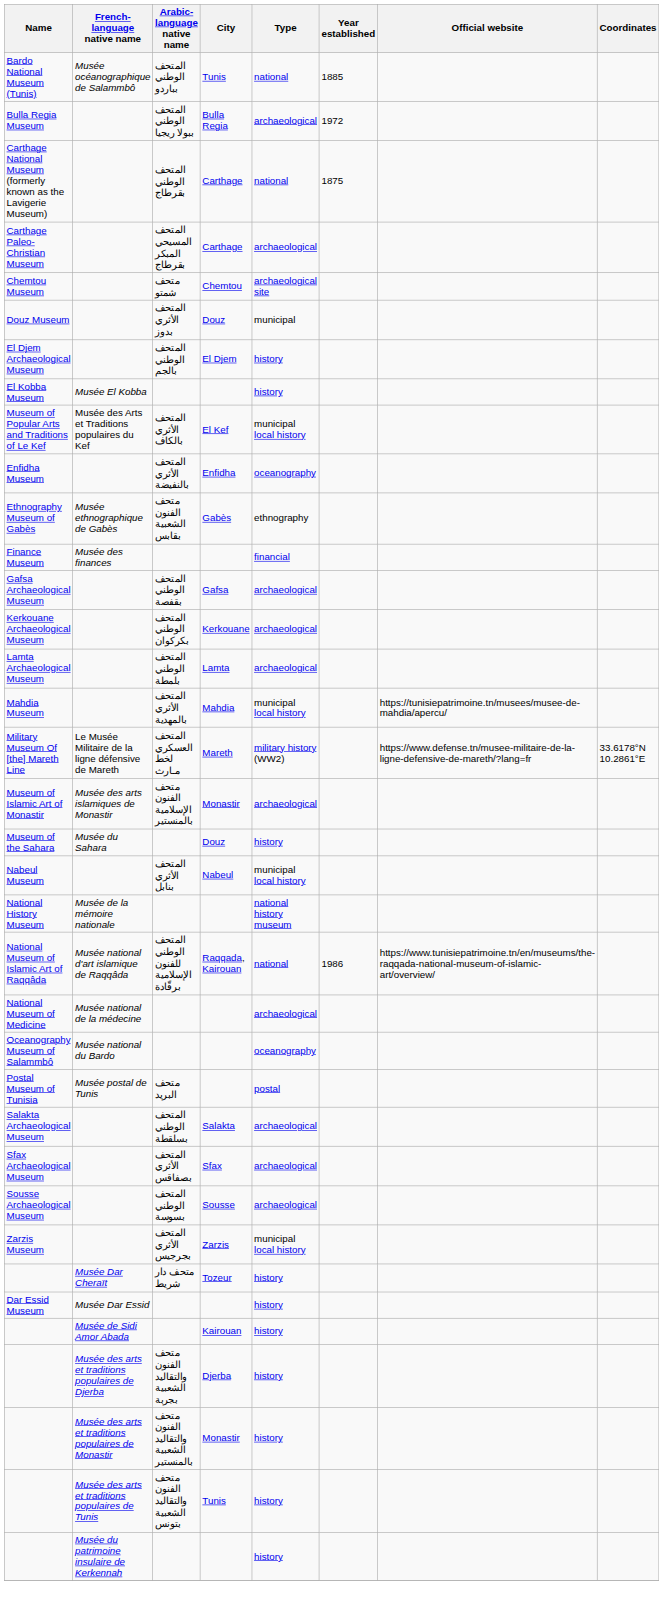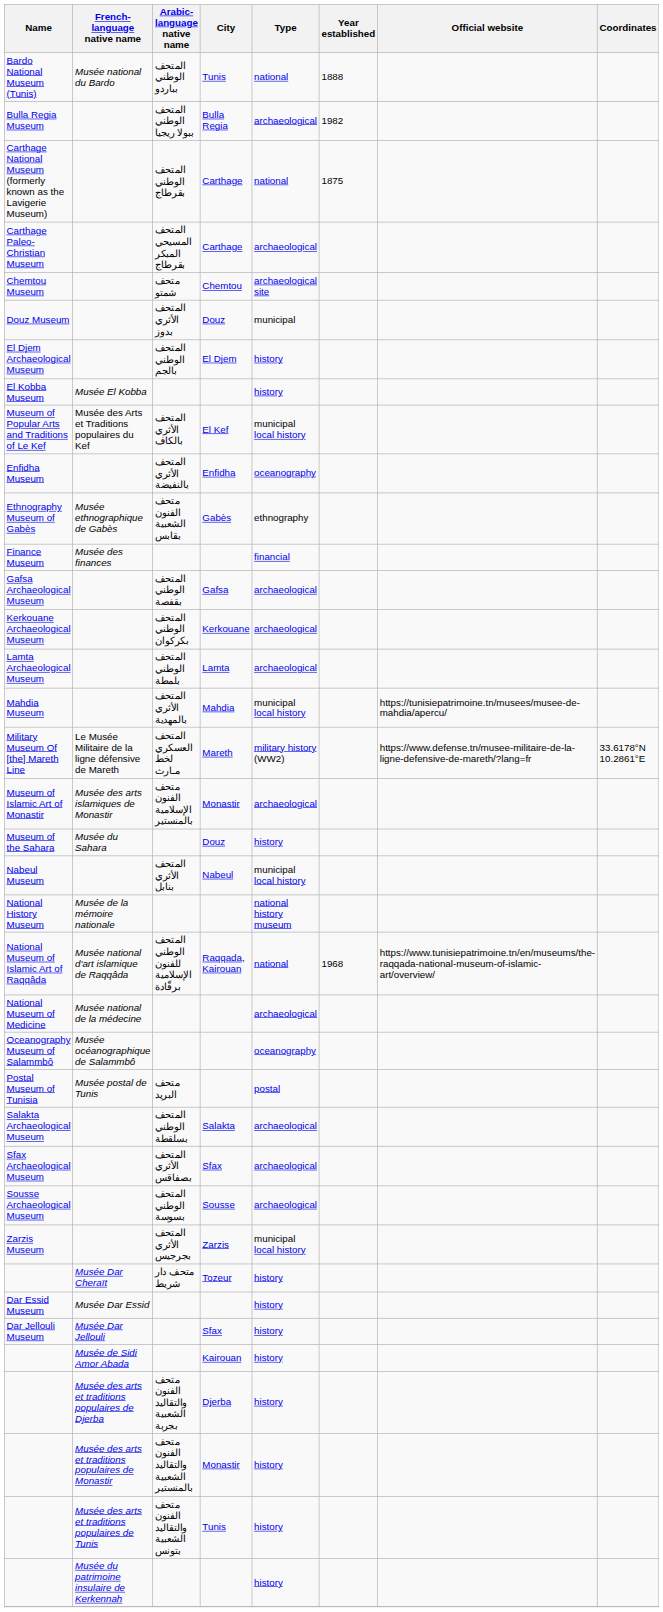(113, 77) Musée océanographique de Salammbô -> (108, 77) Musée national du Bardo
(332, 77) 1885 -> (332, 77) 1888
(332, 120) 1972 -> (332, 120) 1982
(332, 963) 1986 -> (332, 963) 1968
(108, 1051) Musée national du Bardo -> (113, 1051) Musée océanographique de Salammbô
+ row: (31, 1331)
